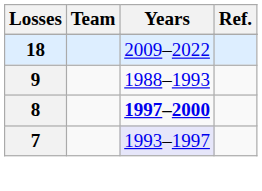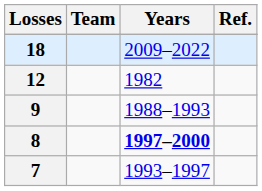+ row: (35, 79)
(167, 140) lavender background -> (167, 170) no background
